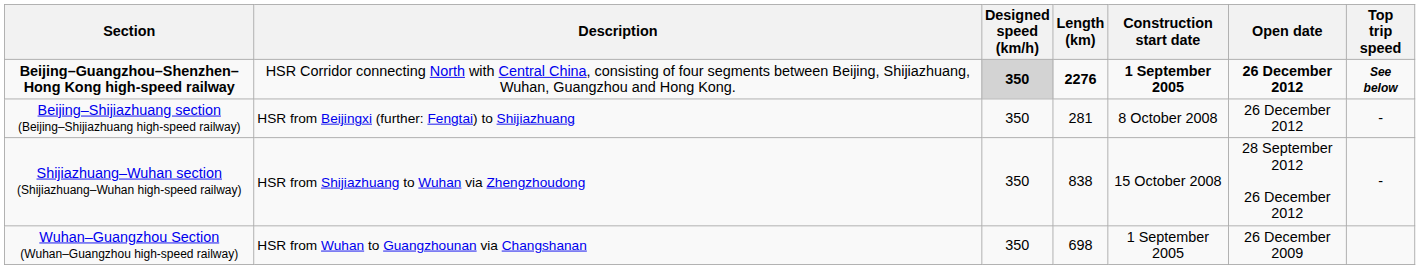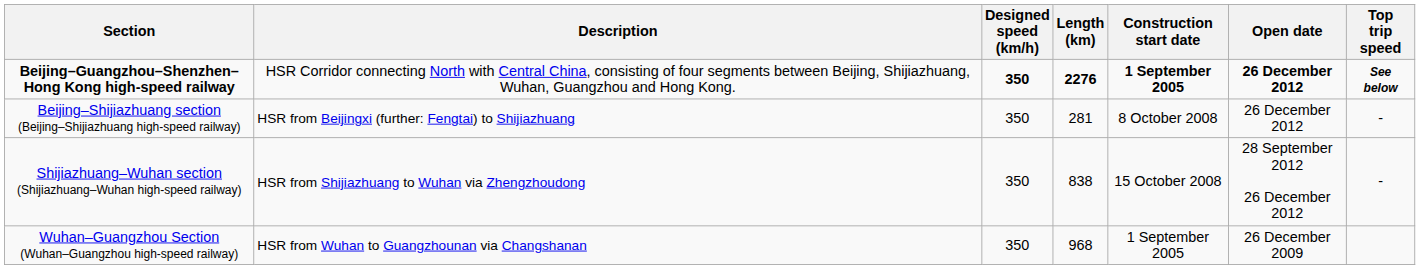(1017, 79) lightgrey background -> (1017, 79) no background
(1080, 244) 698 -> (1080, 244) 968
